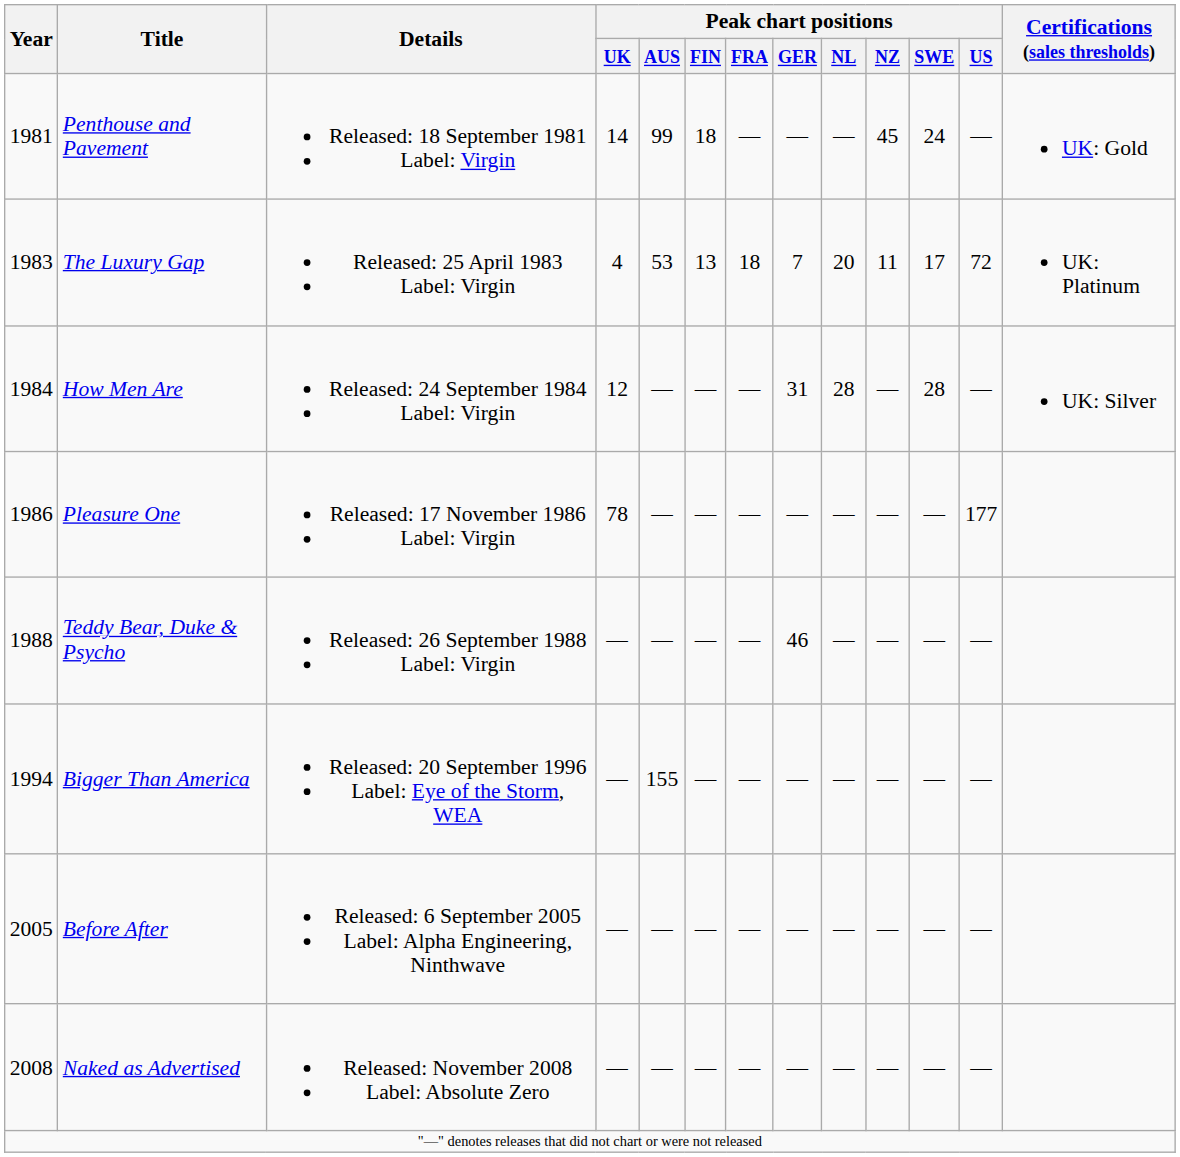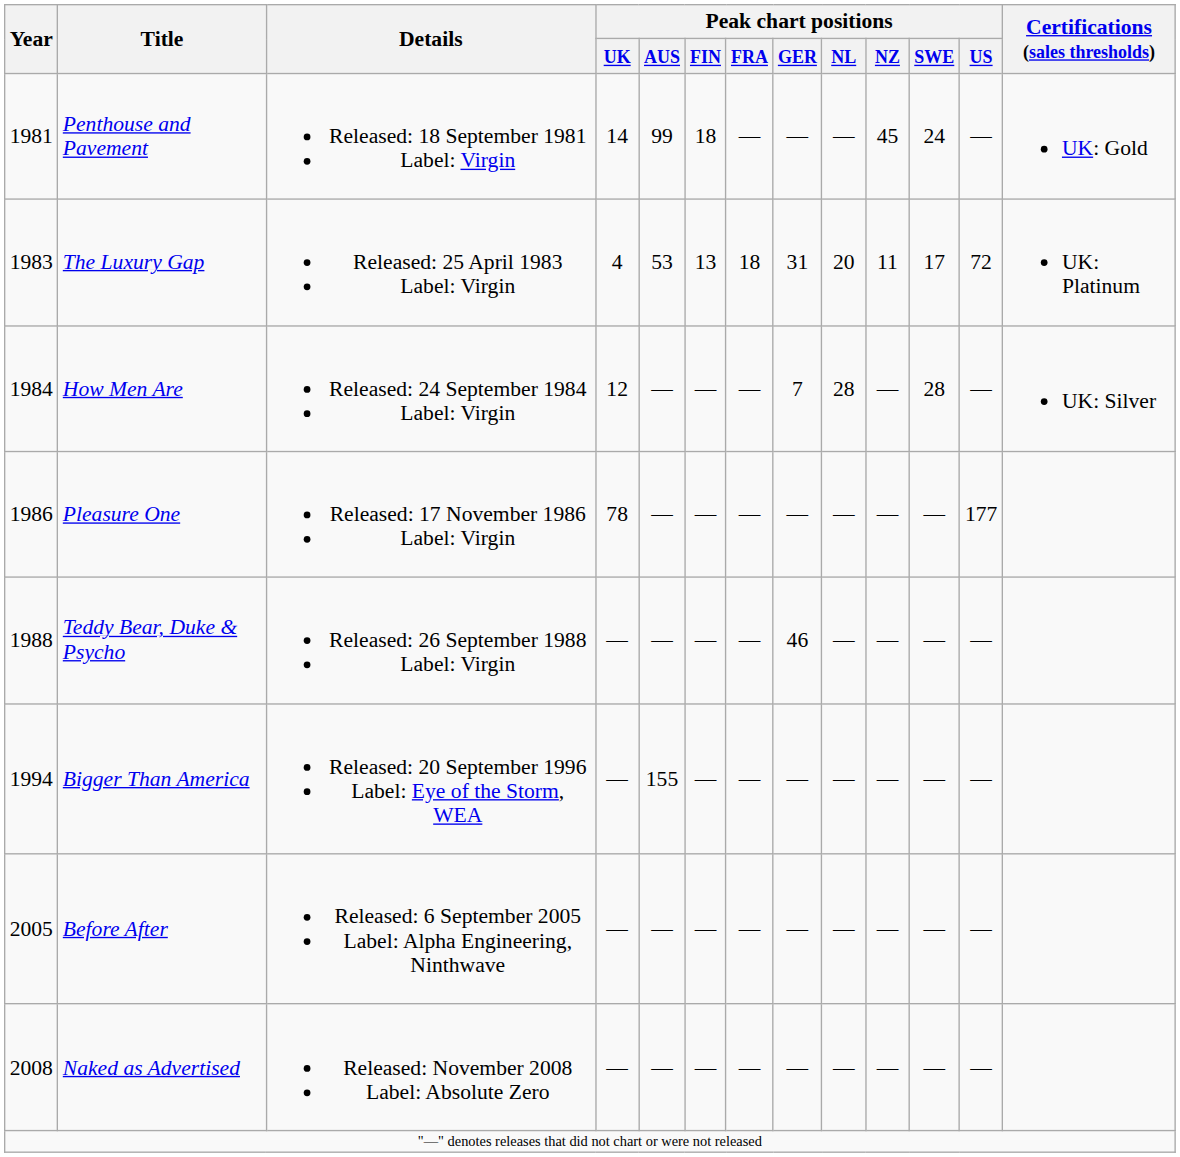(797, 262) 7 -> (797, 262) 31
(797, 388) 31 -> (797, 388) 7
